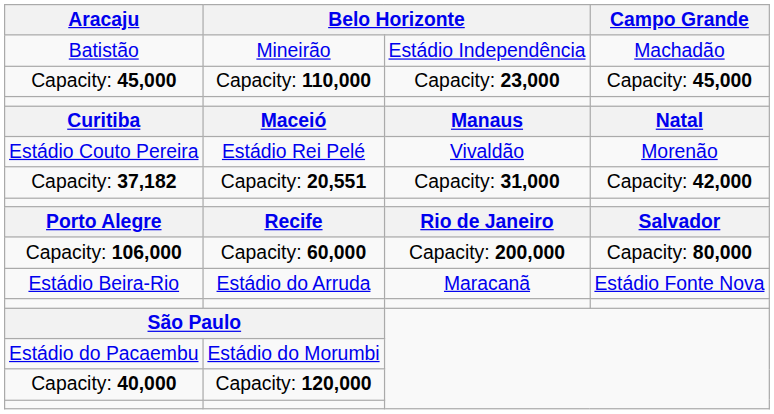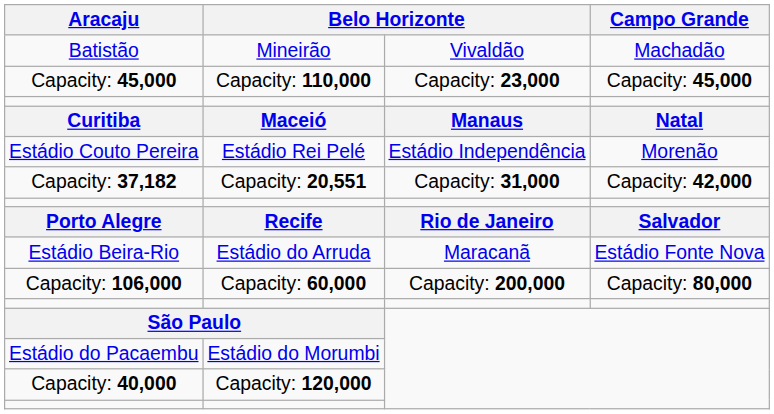(487, 50) Estádio Independência -> (487, 50) Vivaldão
(487, 151) Vivaldão -> (487, 151) Estádio Independência
rows swapped: (104, 283) <-> (104, 252)
